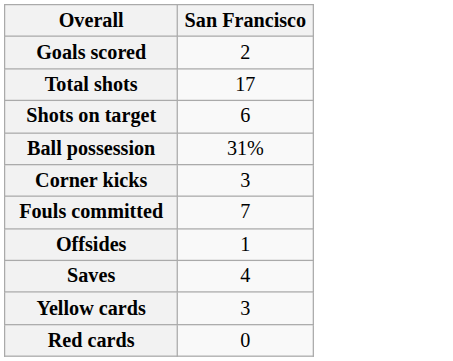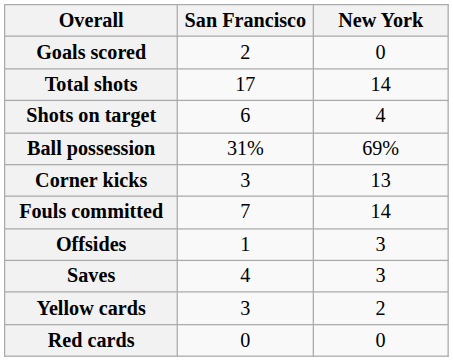+ column: (381, 20)
